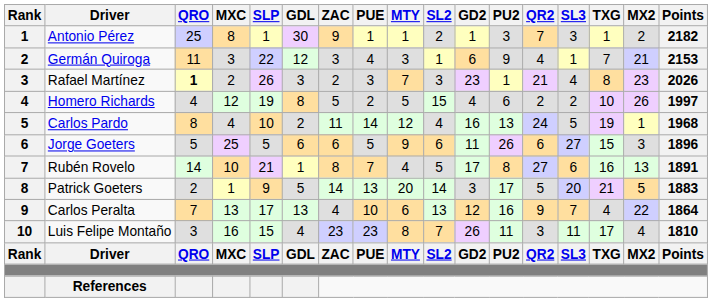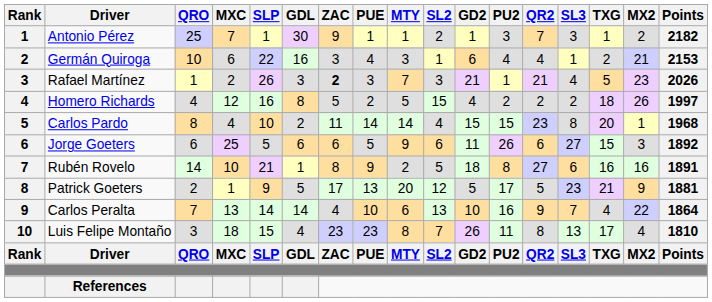(231, 37) 8 -> (231, 37) 7
(194, 58) 11 -> (194, 58) 10
(231, 58) 3 -> (231, 58) 6
(300, 58) 12 -> (300, 58) 16
(506, 58) 9 -> (506, 58) 4
(607, 58) 7 -> (607, 58) 2
(194, 80) bold -> (194, 80) normal
(336, 80) normal -> (336, 80) bold
(472, 80) 23 -> (472, 80) 21
(607, 80) 8 -> (607, 80) 5
(266, 102) 19 -> (266, 102) 16
(506, 102) 6 -> (506, 102) 2
(607, 102) 10 -> (607, 102) 18
(405, 123) 12 -> (405, 123) 14
(472, 123) 16 -> (472, 123) 15
(506, 123) 13 -> (506, 123) 15
(540, 123) 24 -> (540, 123) 23
(573, 123) 5 -> (573, 123) 8
(607, 123) 19 -> (607, 123) 20
(194, 145) 5 -> (194, 145) 6
(683, 145) 1896 -> (683, 145) 1892
(370, 166) 7 -> (370, 166) 9
(405, 166) 4 -> (405, 166) 2
(472, 166) 17 -> (472, 166) 18
(641, 166) 13 -> (641, 166) 16
(336, 188) 14 -> (336, 188) 17
(439, 188) 14 -> (439, 188) 12
(472, 188) 3 -> (472, 188) 5
(573, 188) 20 -> (573, 188) 23
(641, 188) 5 -> (641, 188) 9
(683, 188) 1883 -> (683, 188) 1881
(266, 210) 17 -> (266, 210) 14
(300, 210) 13 -> (300, 210) 14
(472, 210) 12 -> (472, 210) 10
(231, 231) 16 -> (231, 231) 18
(540, 231) 3 -> (540, 231) 8
(573, 231) 11 -> (573, 231) 13
